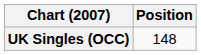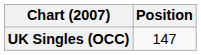(164, 38) 148 -> (164, 38) 147
